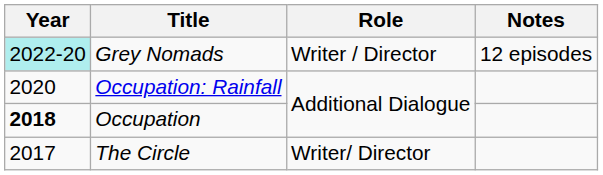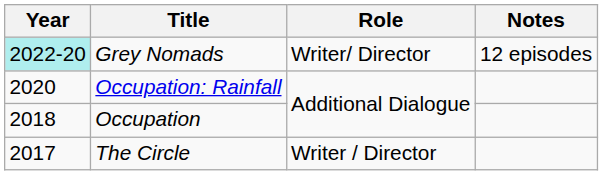(364, 53) Writer / Director -> (361, 53) Writer/ Director
(33, 119) bold -> (33, 119) normal
(361, 152) Writer/ Director -> (364, 152) Writer / Director
